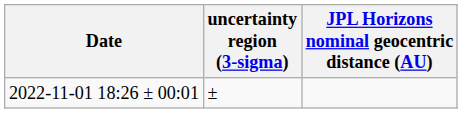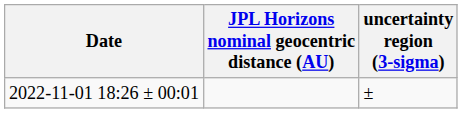columns swapped: (379, 41) <-> (252, 41)
